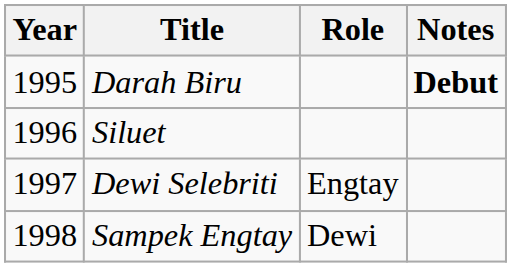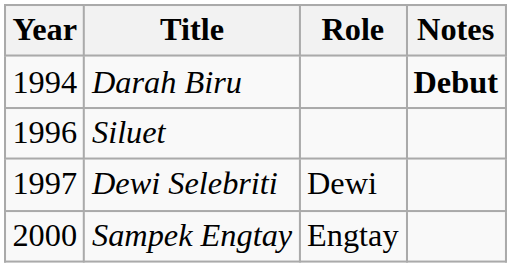(45, 81) 1995 -> (45, 81) 1994
(353, 183) Engtay -> (342, 183) Dewi
(45, 235) 1998 -> (45, 235) 2000
(342, 235) Dewi -> (353, 235) Engtay
